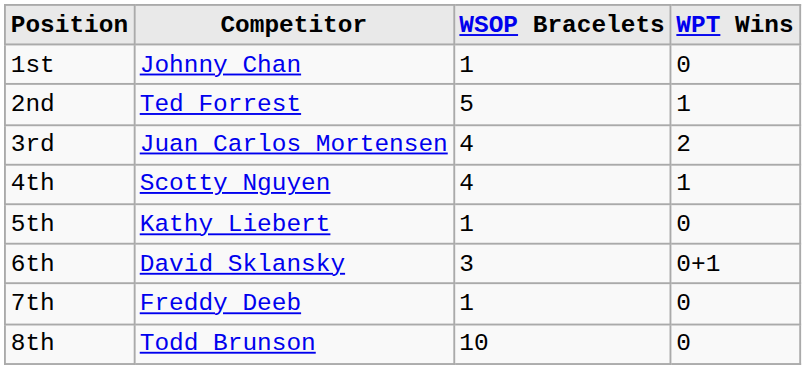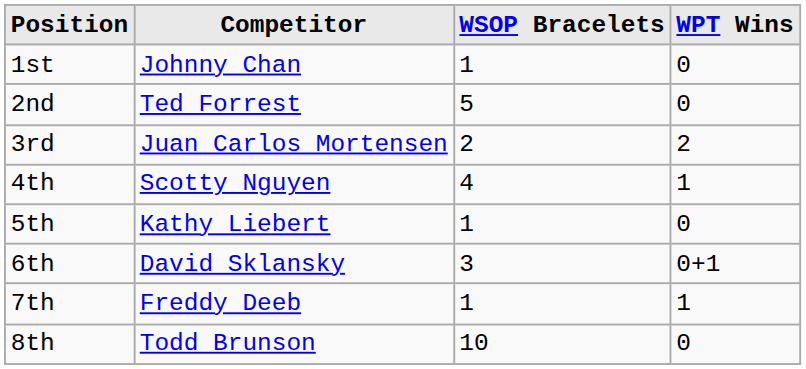(684, 105) 1 -> (684, 105) 0
(467, 144) 4 -> (467, 144) 2
(684, 304) 0 -> (684, 304) 1
